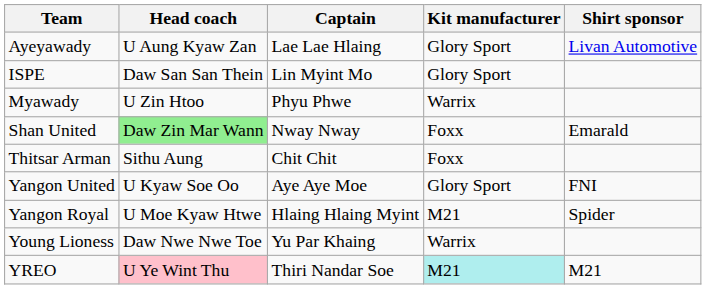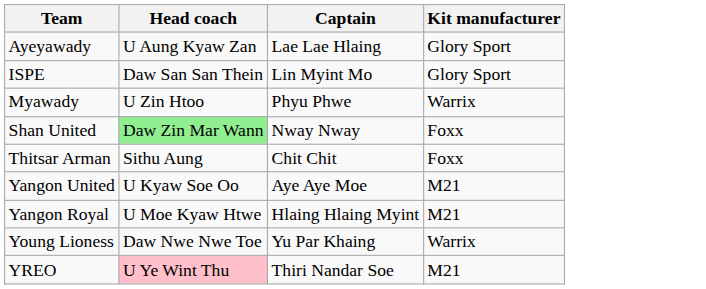- column: (633, 18)
(469, 185) Glory Sport -> (444, 185) M21
(444, 269) paleturquoise background -> (444, 269) no background
